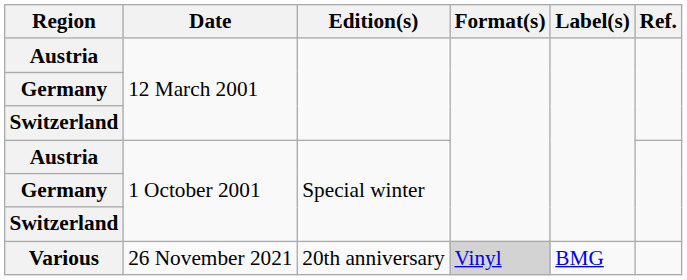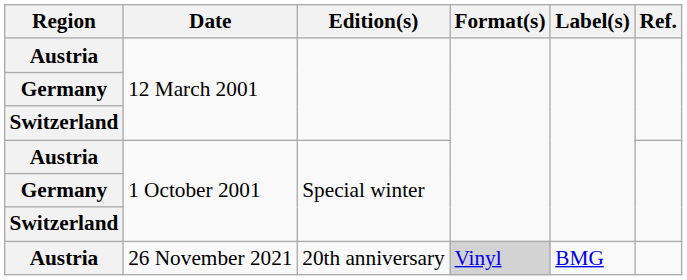(64, 257) Various -> (64, 257) Austria
